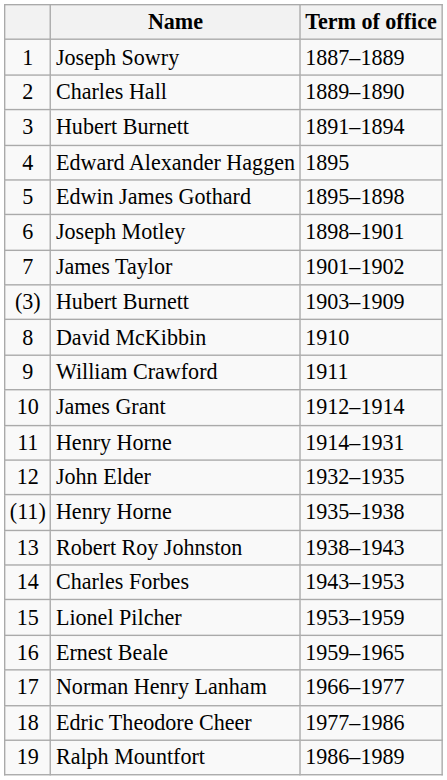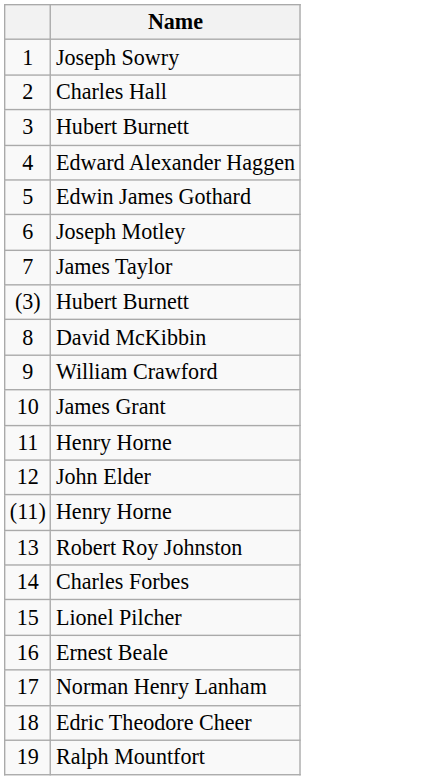- column: (371, 22)
